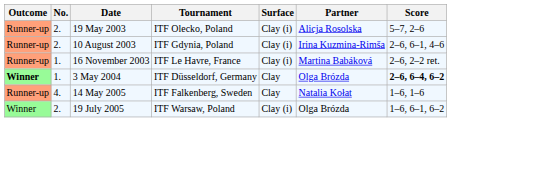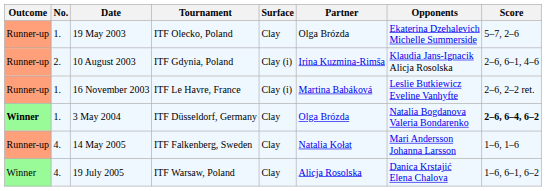+ column: (435, 12)
(57, 28) 2. -> (57, 33) 1.
(277, 28) Clay (i) -> (271, 33) Clay
(330, 28) Alicja Rosolska -> (324, 33) Olga Brózda
(57, 108) 2. -> (57, 172) 4.
(277, 108) Clay (i) -> (271, 172) Clay
(324, 108) Olga Brózda -> (330, 172) Alicja Rosolska
